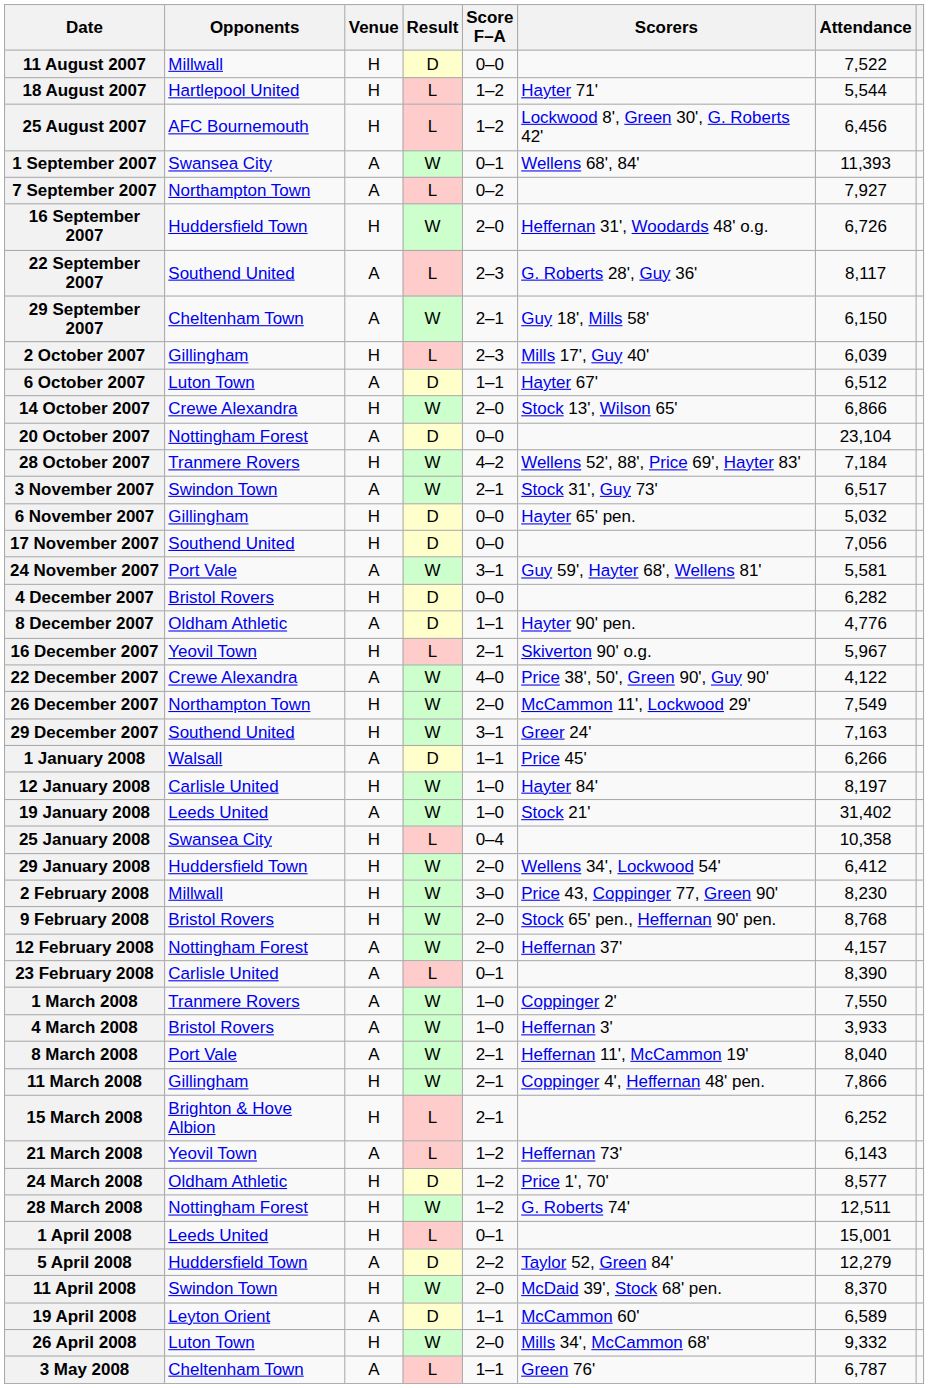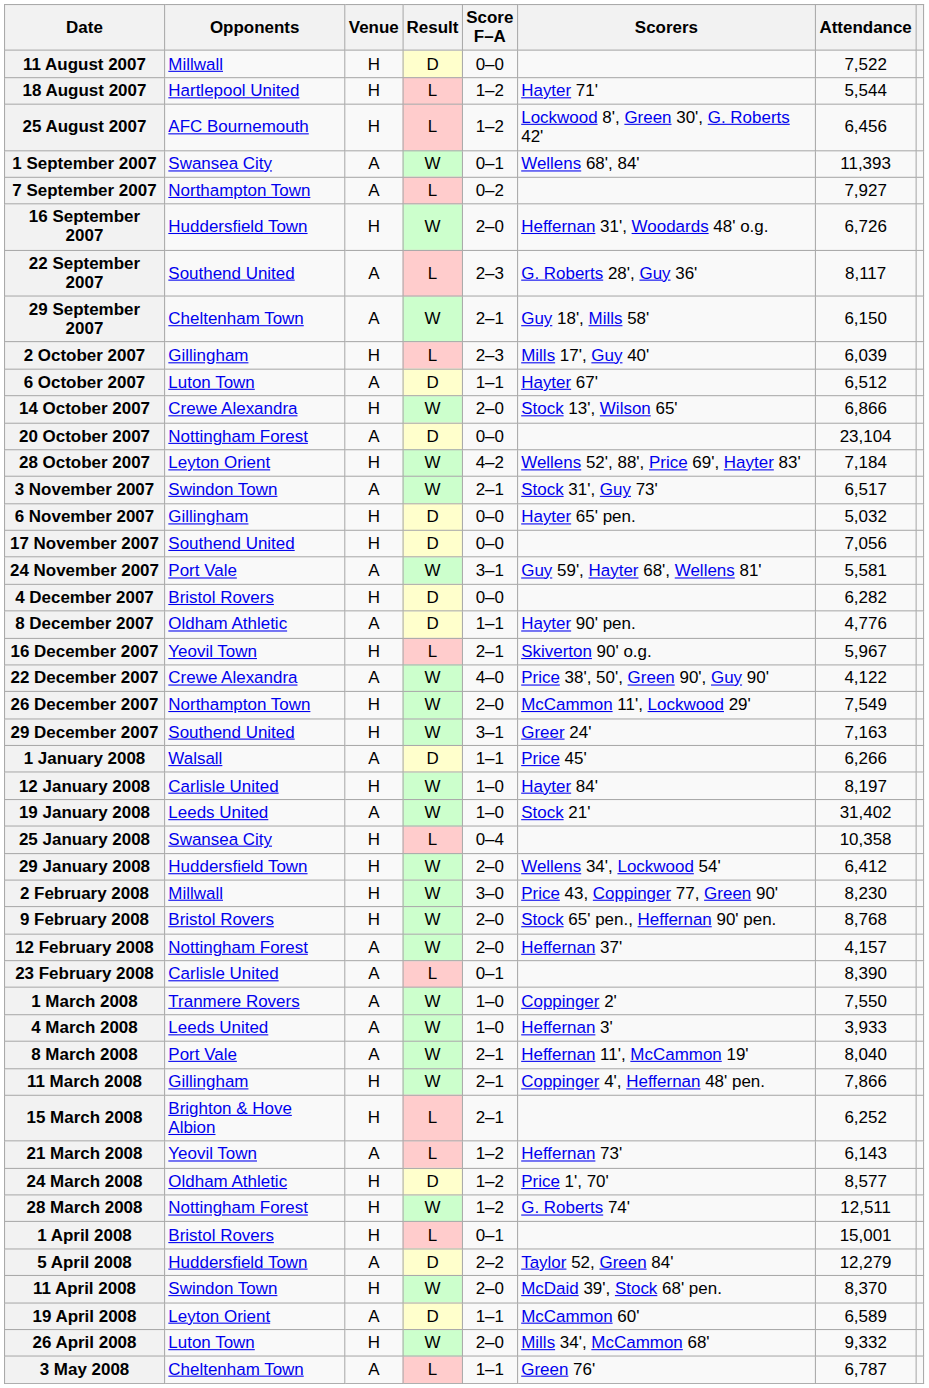(234, 463) Tranmere Rovers -> (219, 463) Leyton Orient
(221, 1027) Bristol Rovers -> (218, 1027) Leeds United
(218, 1235) Leeds United -> (221, 1235) Bristol Rovers
